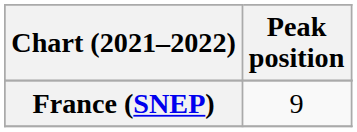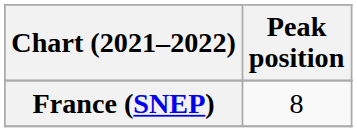(297, 103) 9 -> (297, 103) 8
